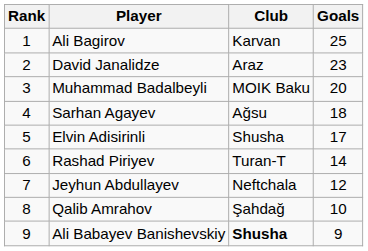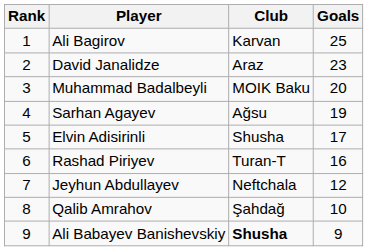(338, 112) 18 -> (338, 112) 19
(338, 161) 14 -> (338, 161) 16
